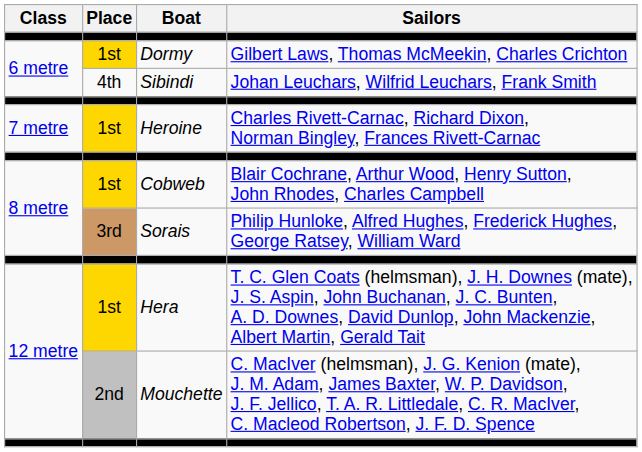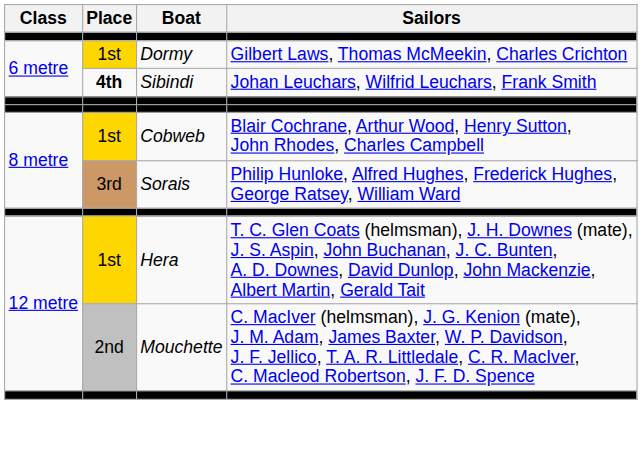(109, 82) normal -> (109, 82) bold
- row: (171, 128)
